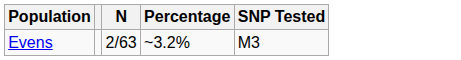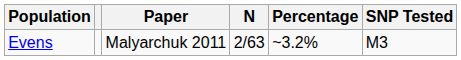+ column: (166, 17)
